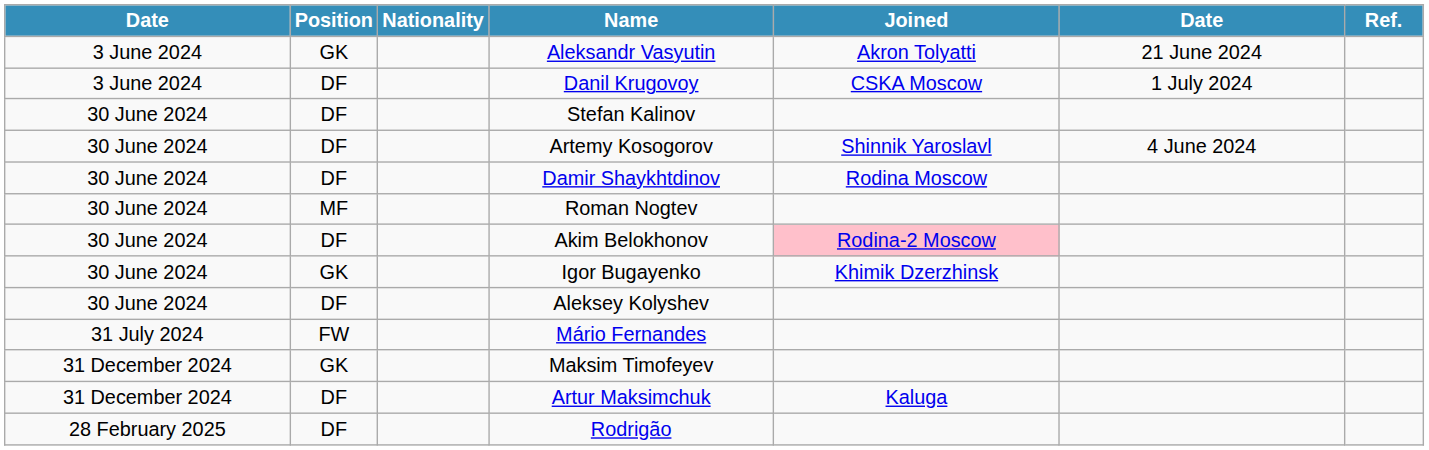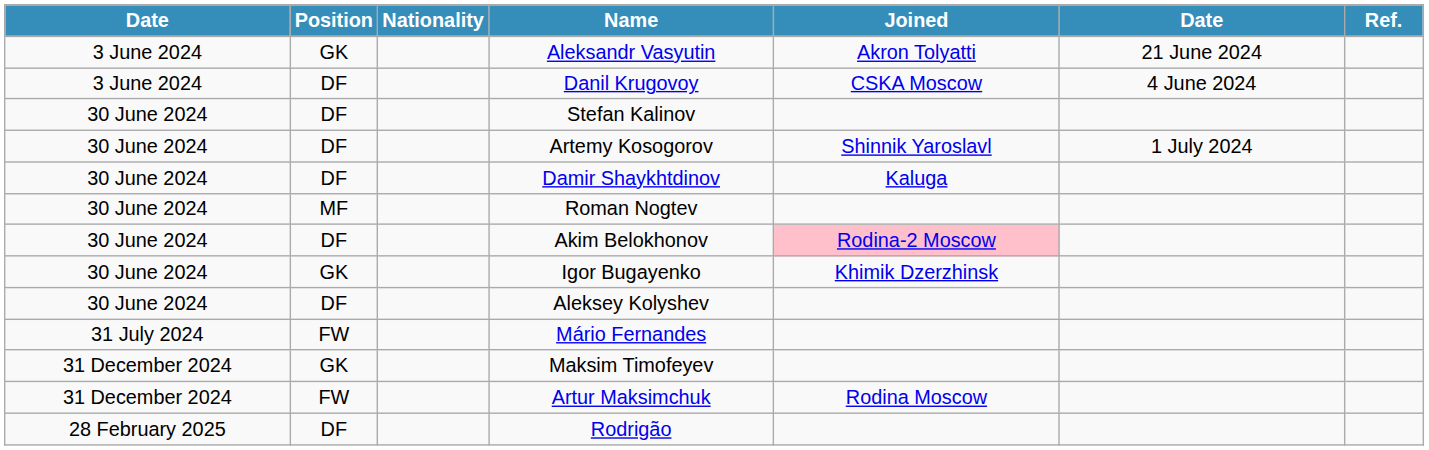(1202, 84) 1 July 2024 -> (1202, 84) 4 June 2024
(1202, 146) 4 June 2024 -> (1202, 146) 1 July 2024
(916, 178) Rodina Moscow -> (916, 178) Kaluga
(334, 398) DF -> (334, 398) FW
(916, 398) Kaluga -> (916, 398) Rodina Moscow
